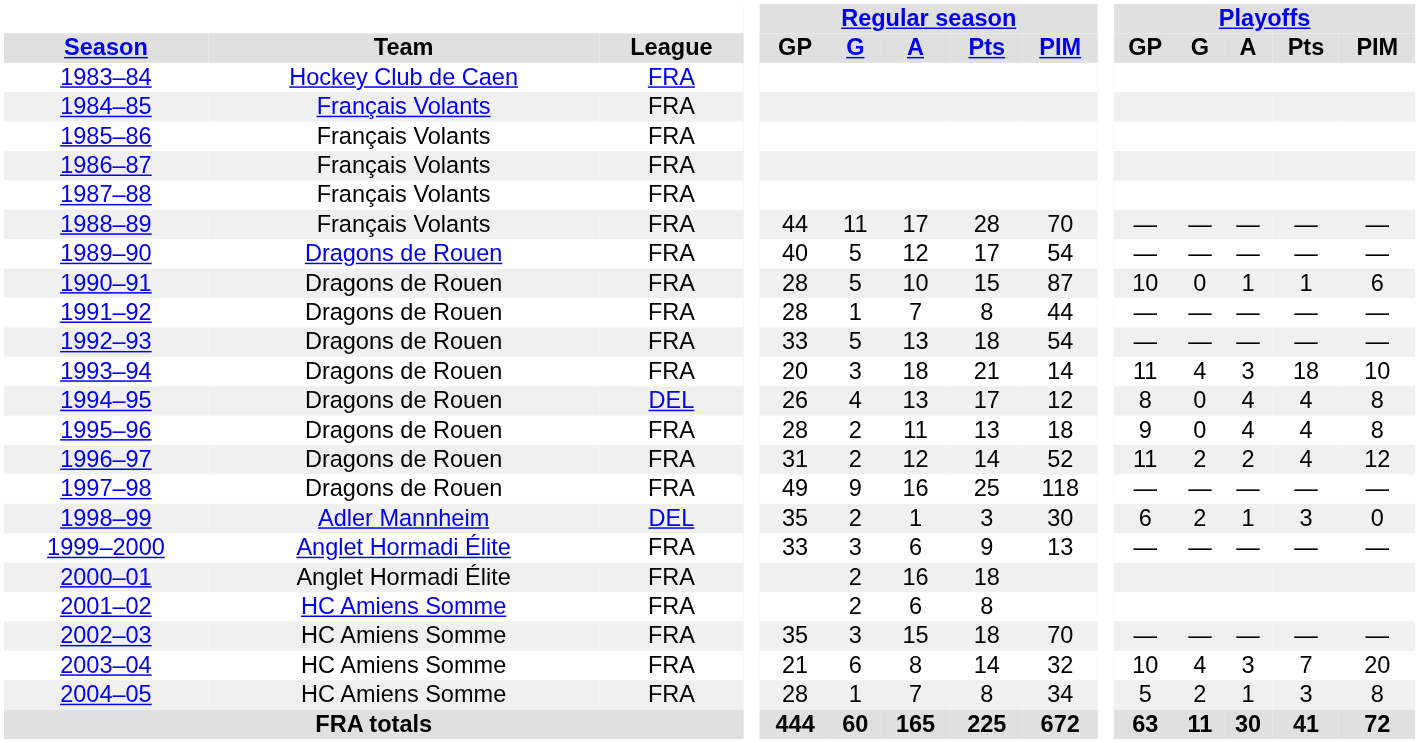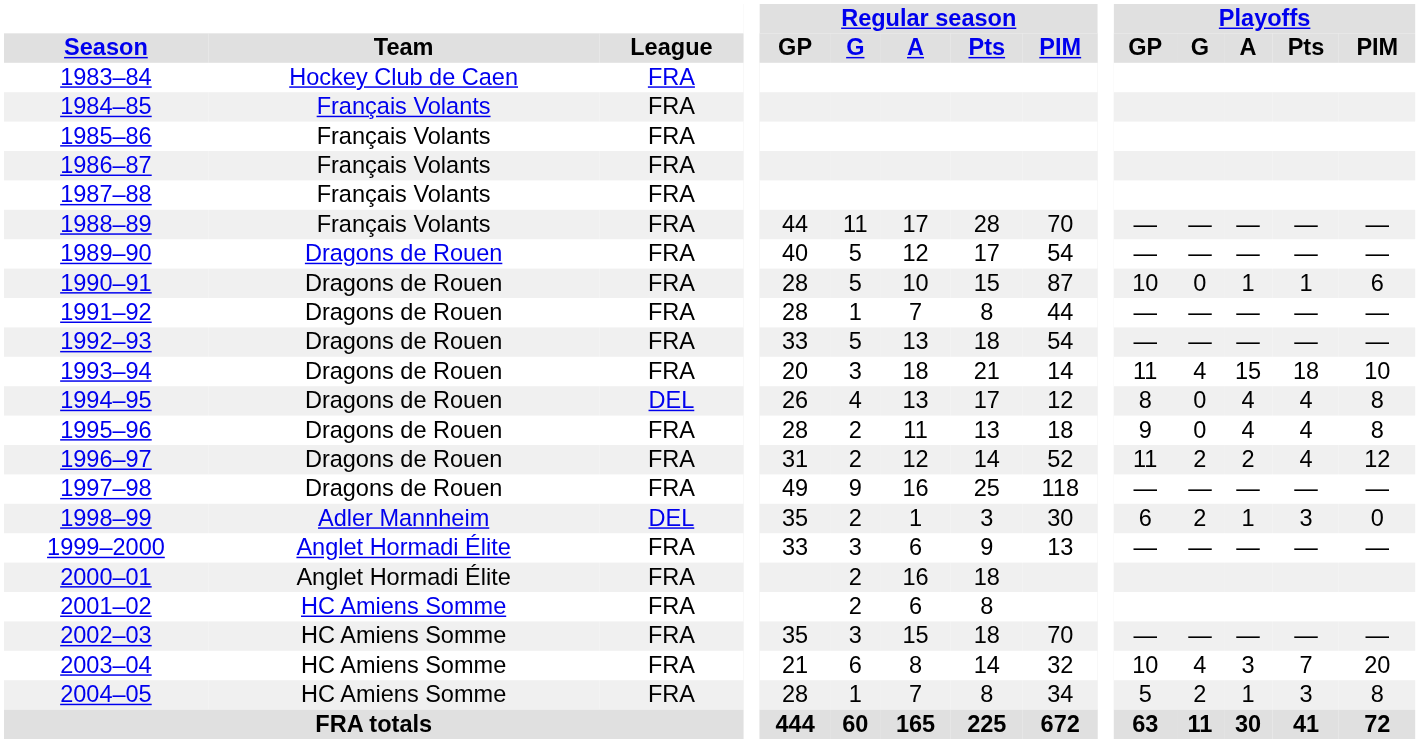(1248, 371) 3 -> (1248, 371) 15
